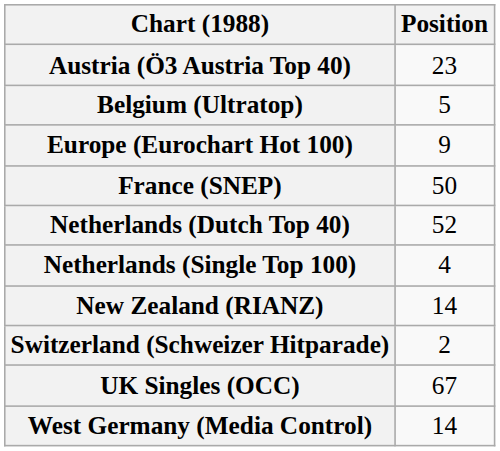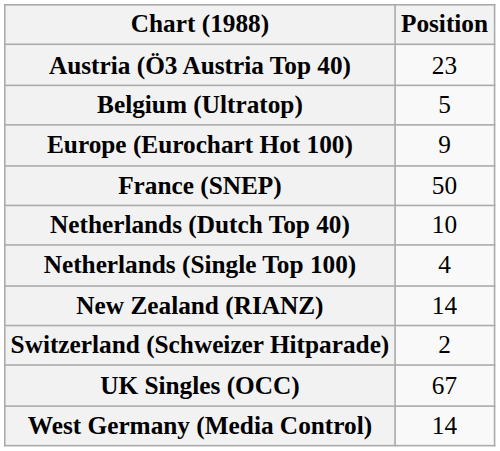(444, 225) 52 -> (444, 225) 10
